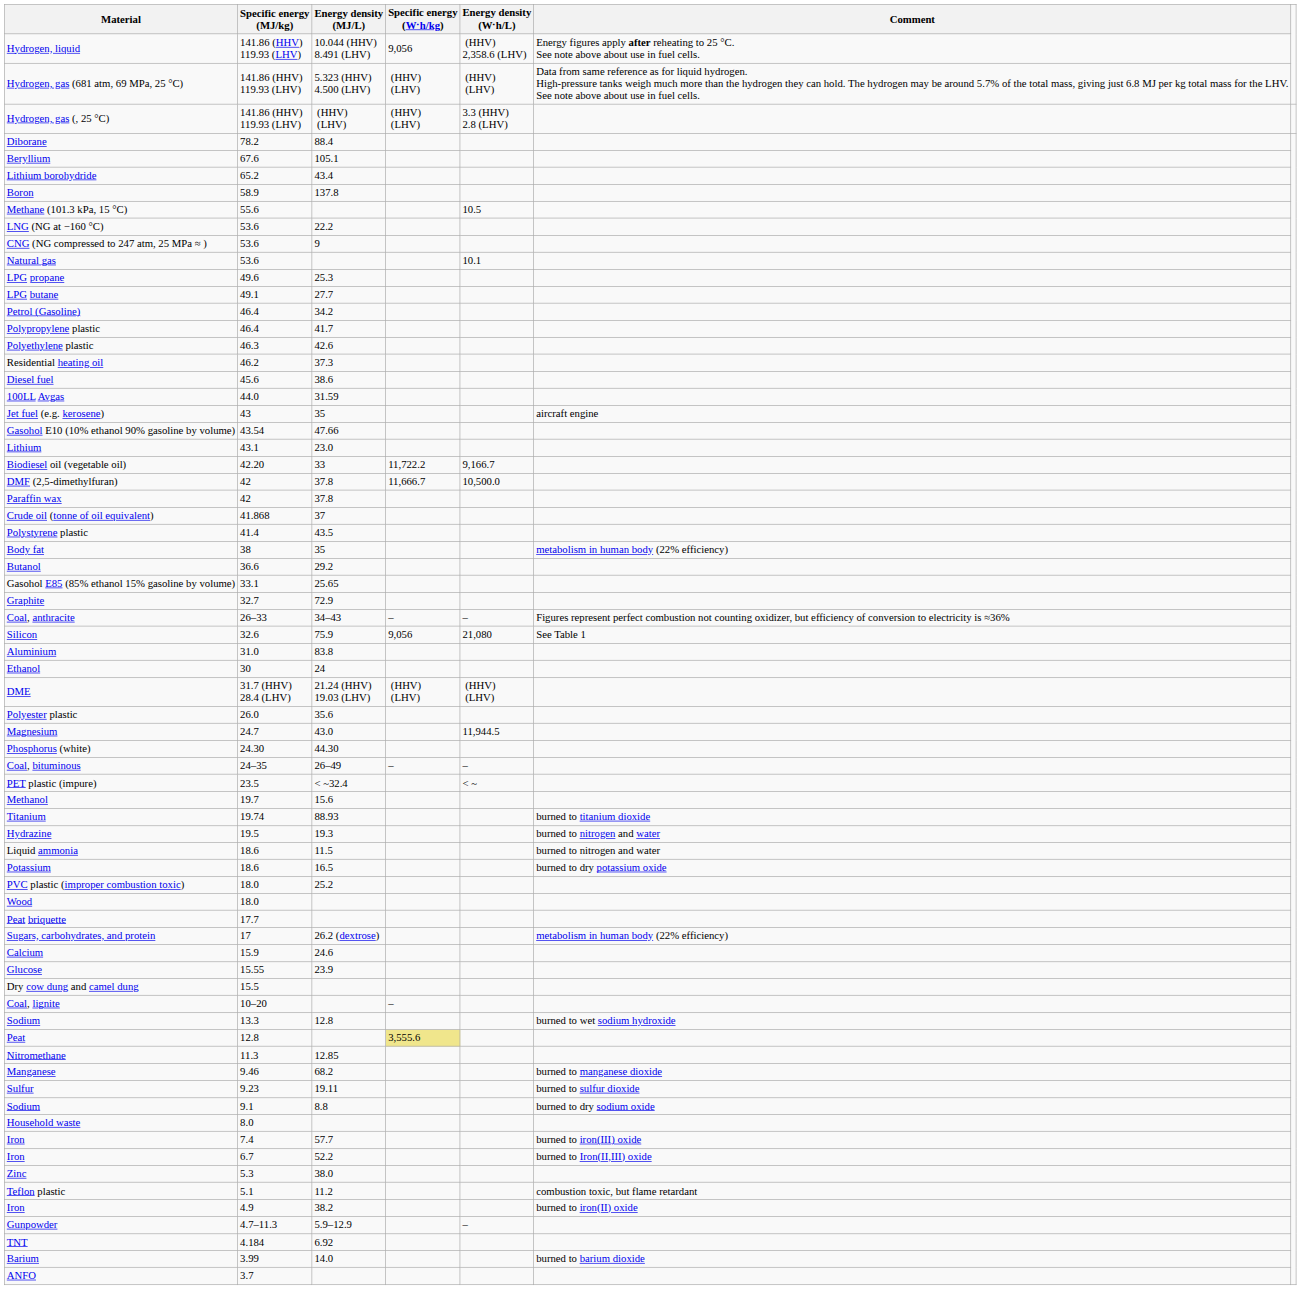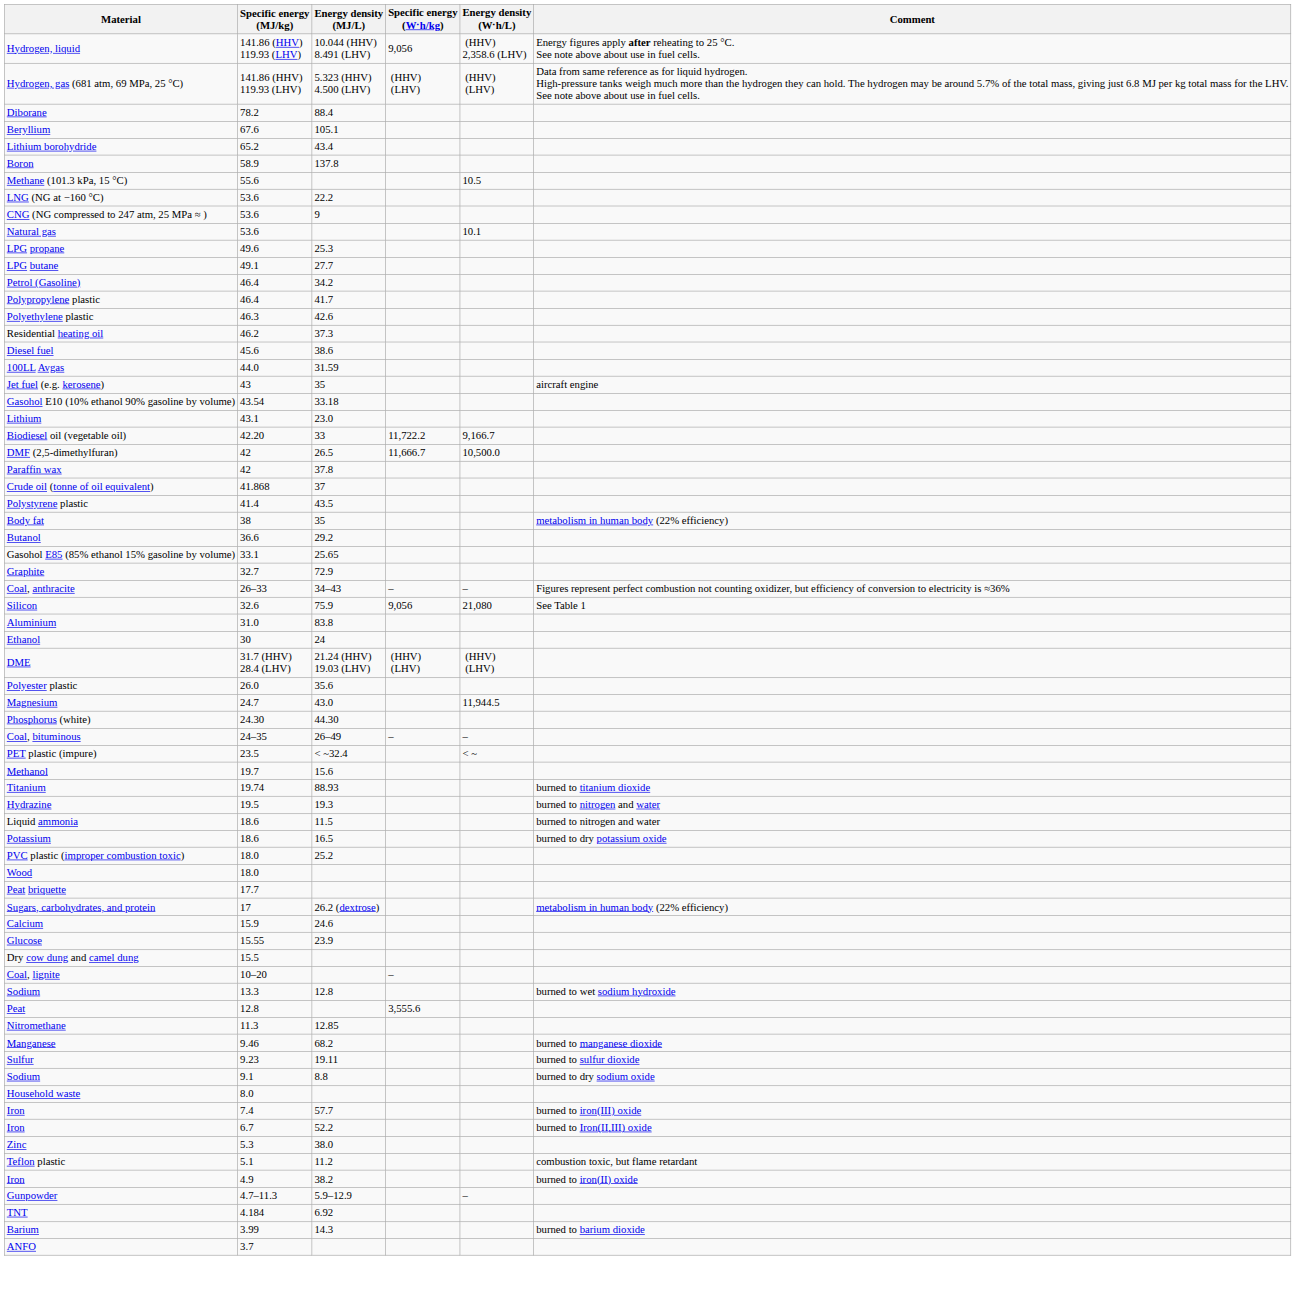- row: (58, 118)
(326, 430) 47.66 -> (326, 401) 33.18
(324, 482) 37.8 -> (324, 452) 26.5
(404, 1038) khaki background -> (404, 1009) no background
(324, 1259) 14.0 -> (324, 1230) 14.3
